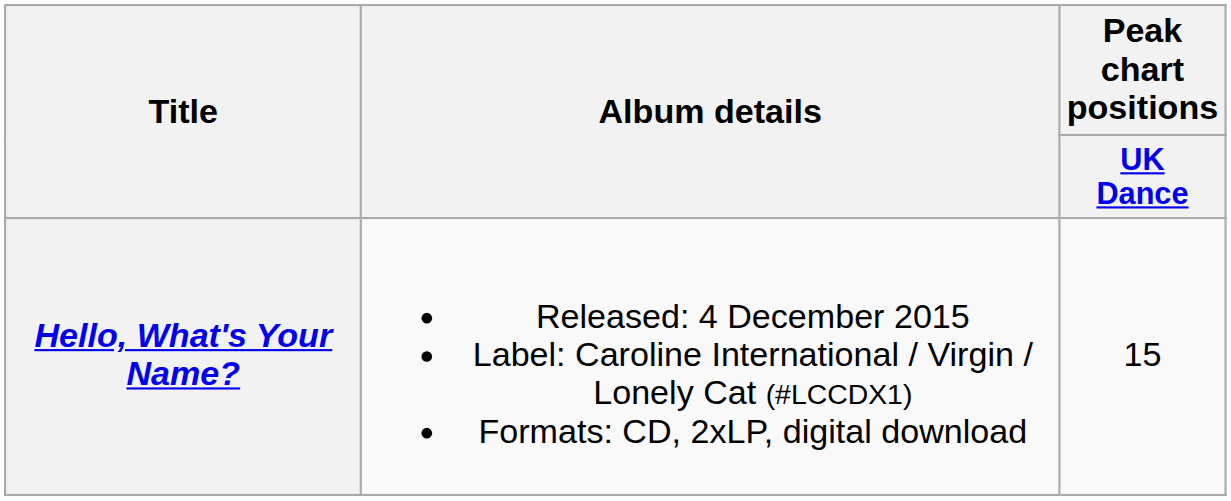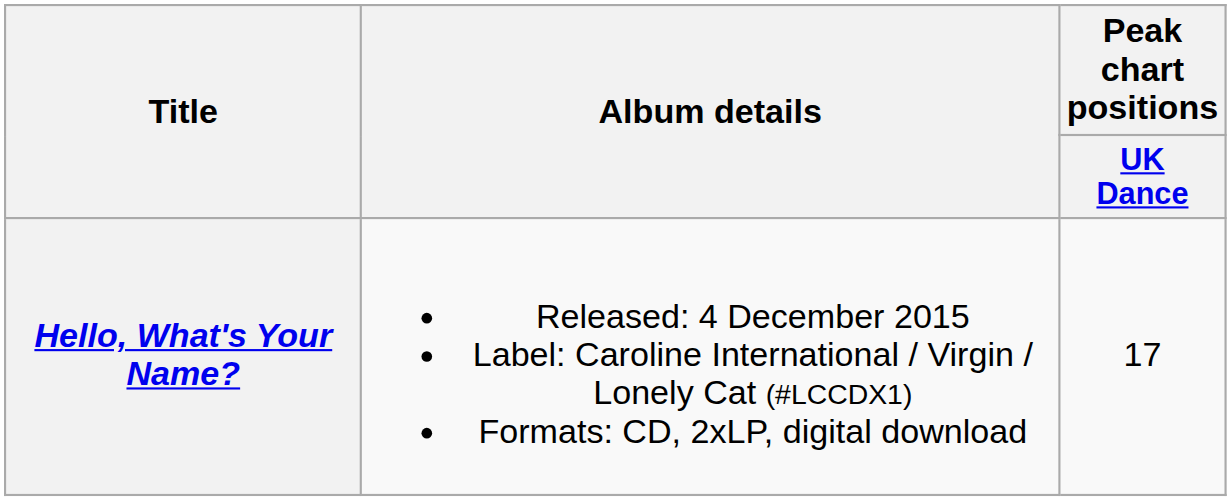(1142, 355) 15 -> (1142, 355) 17
